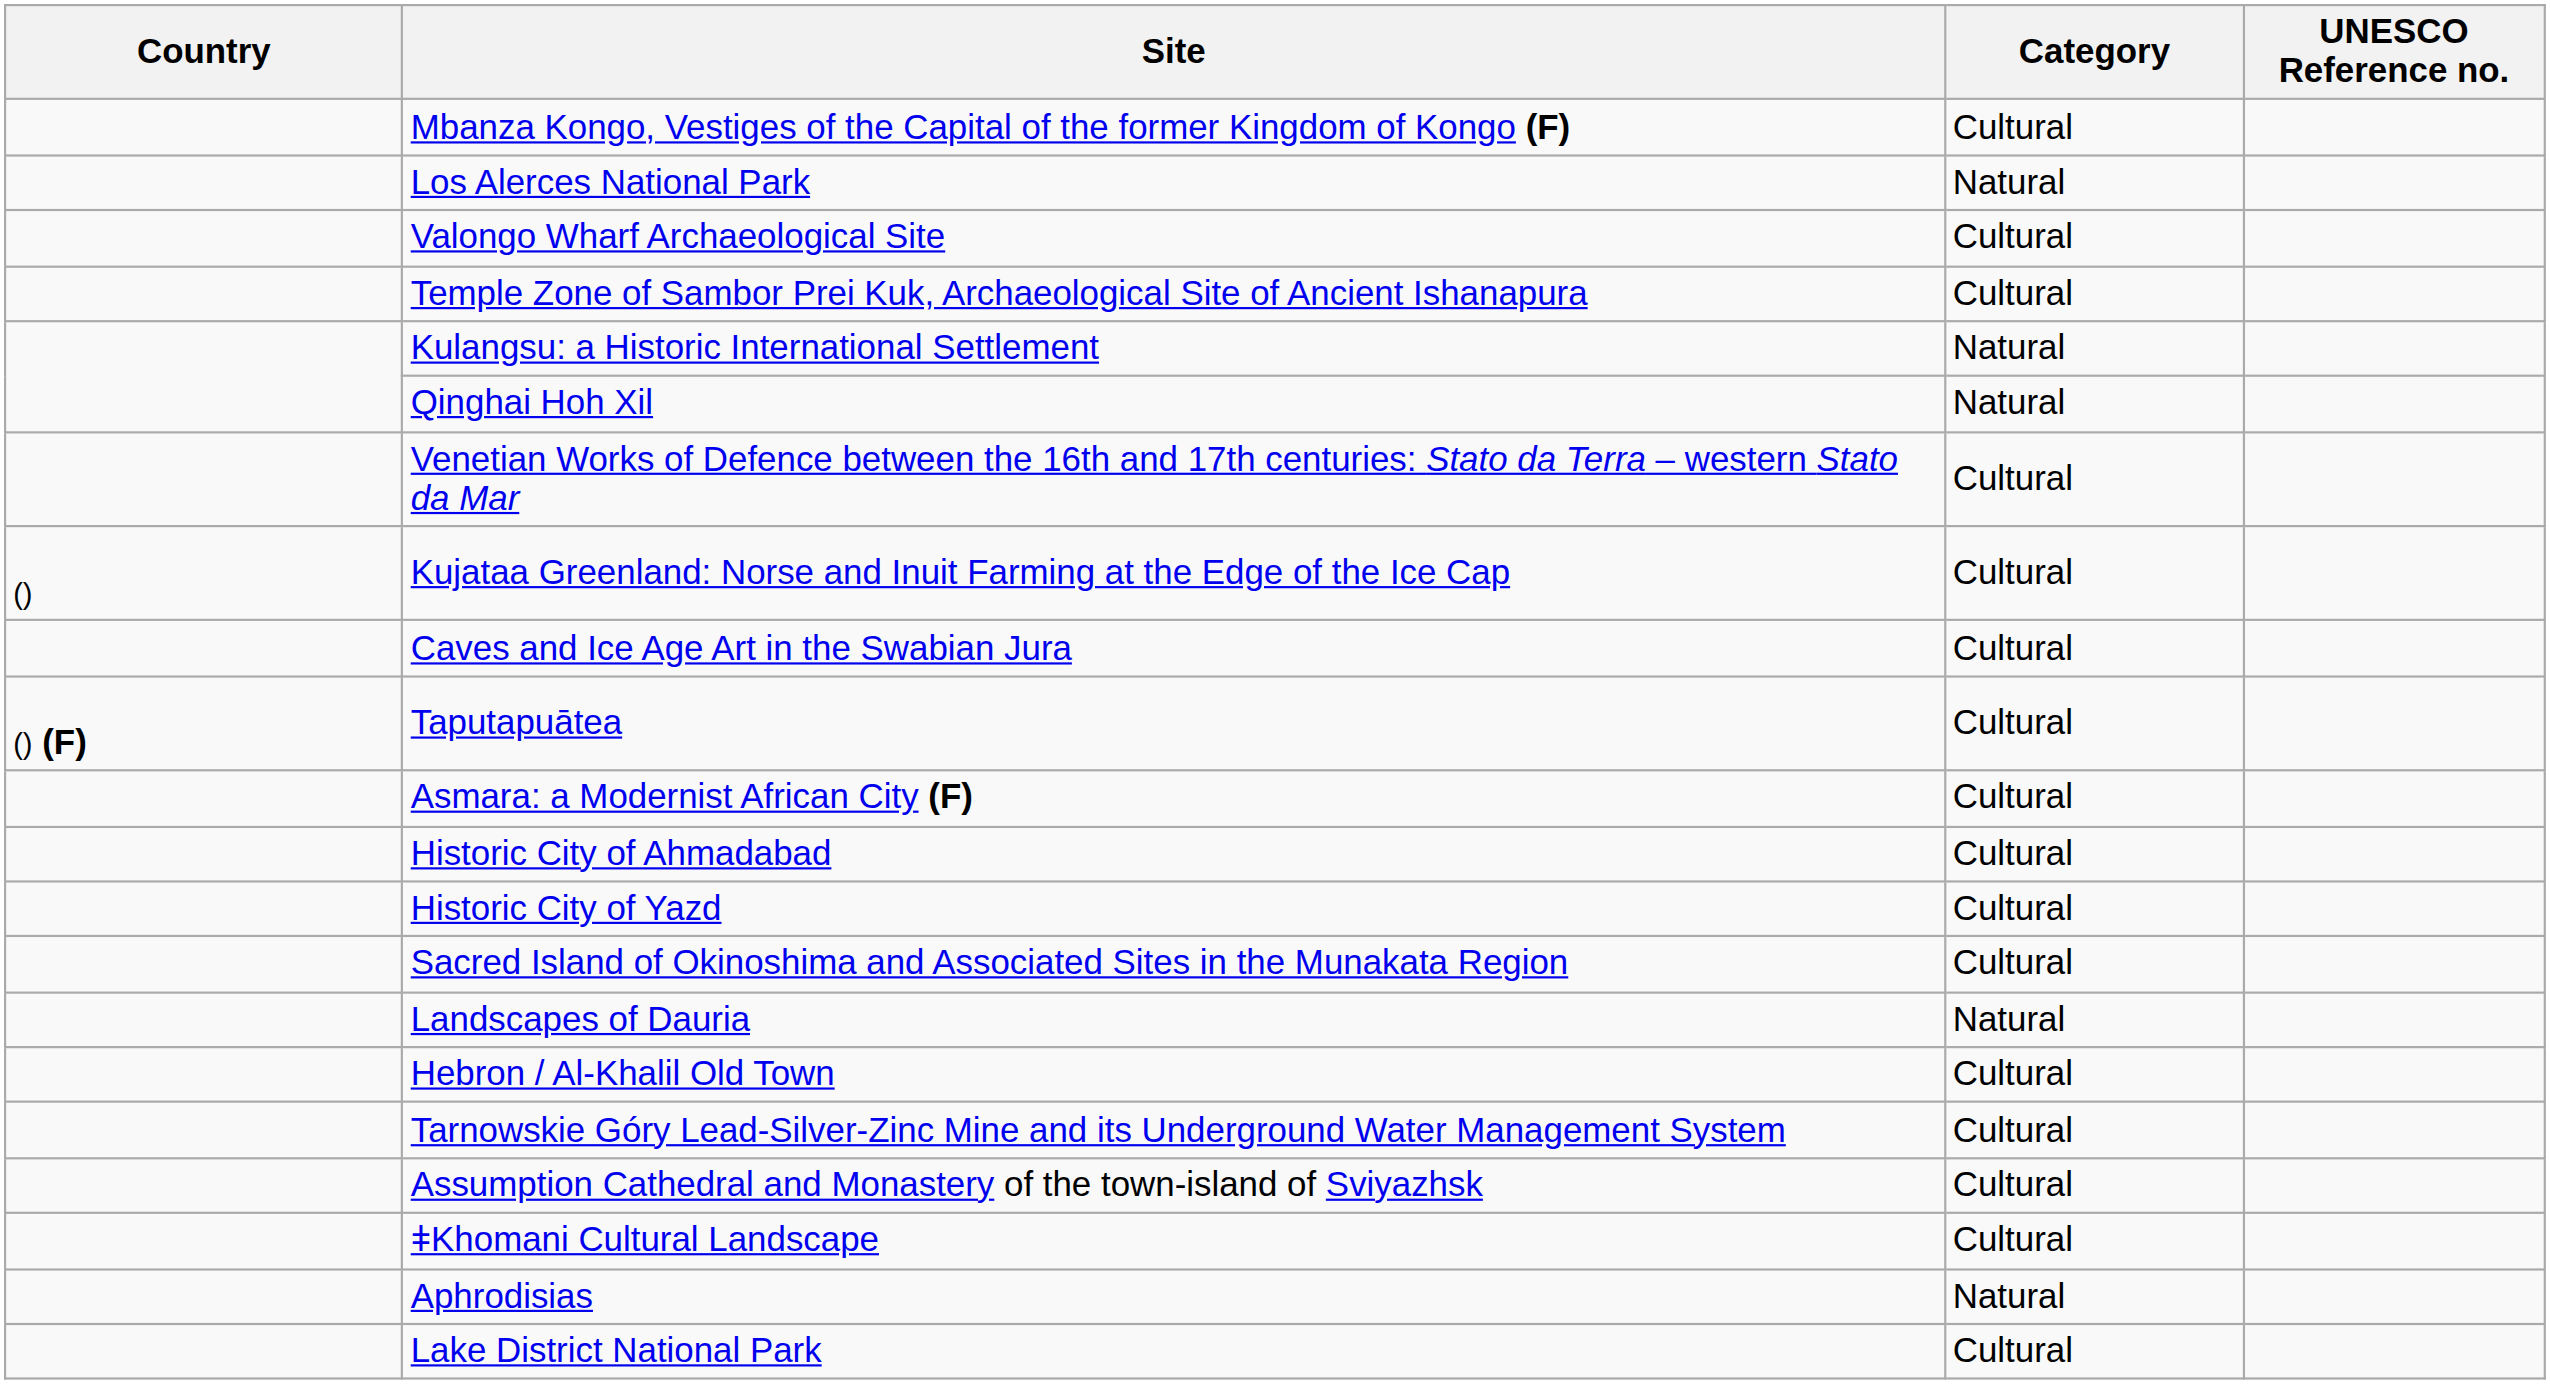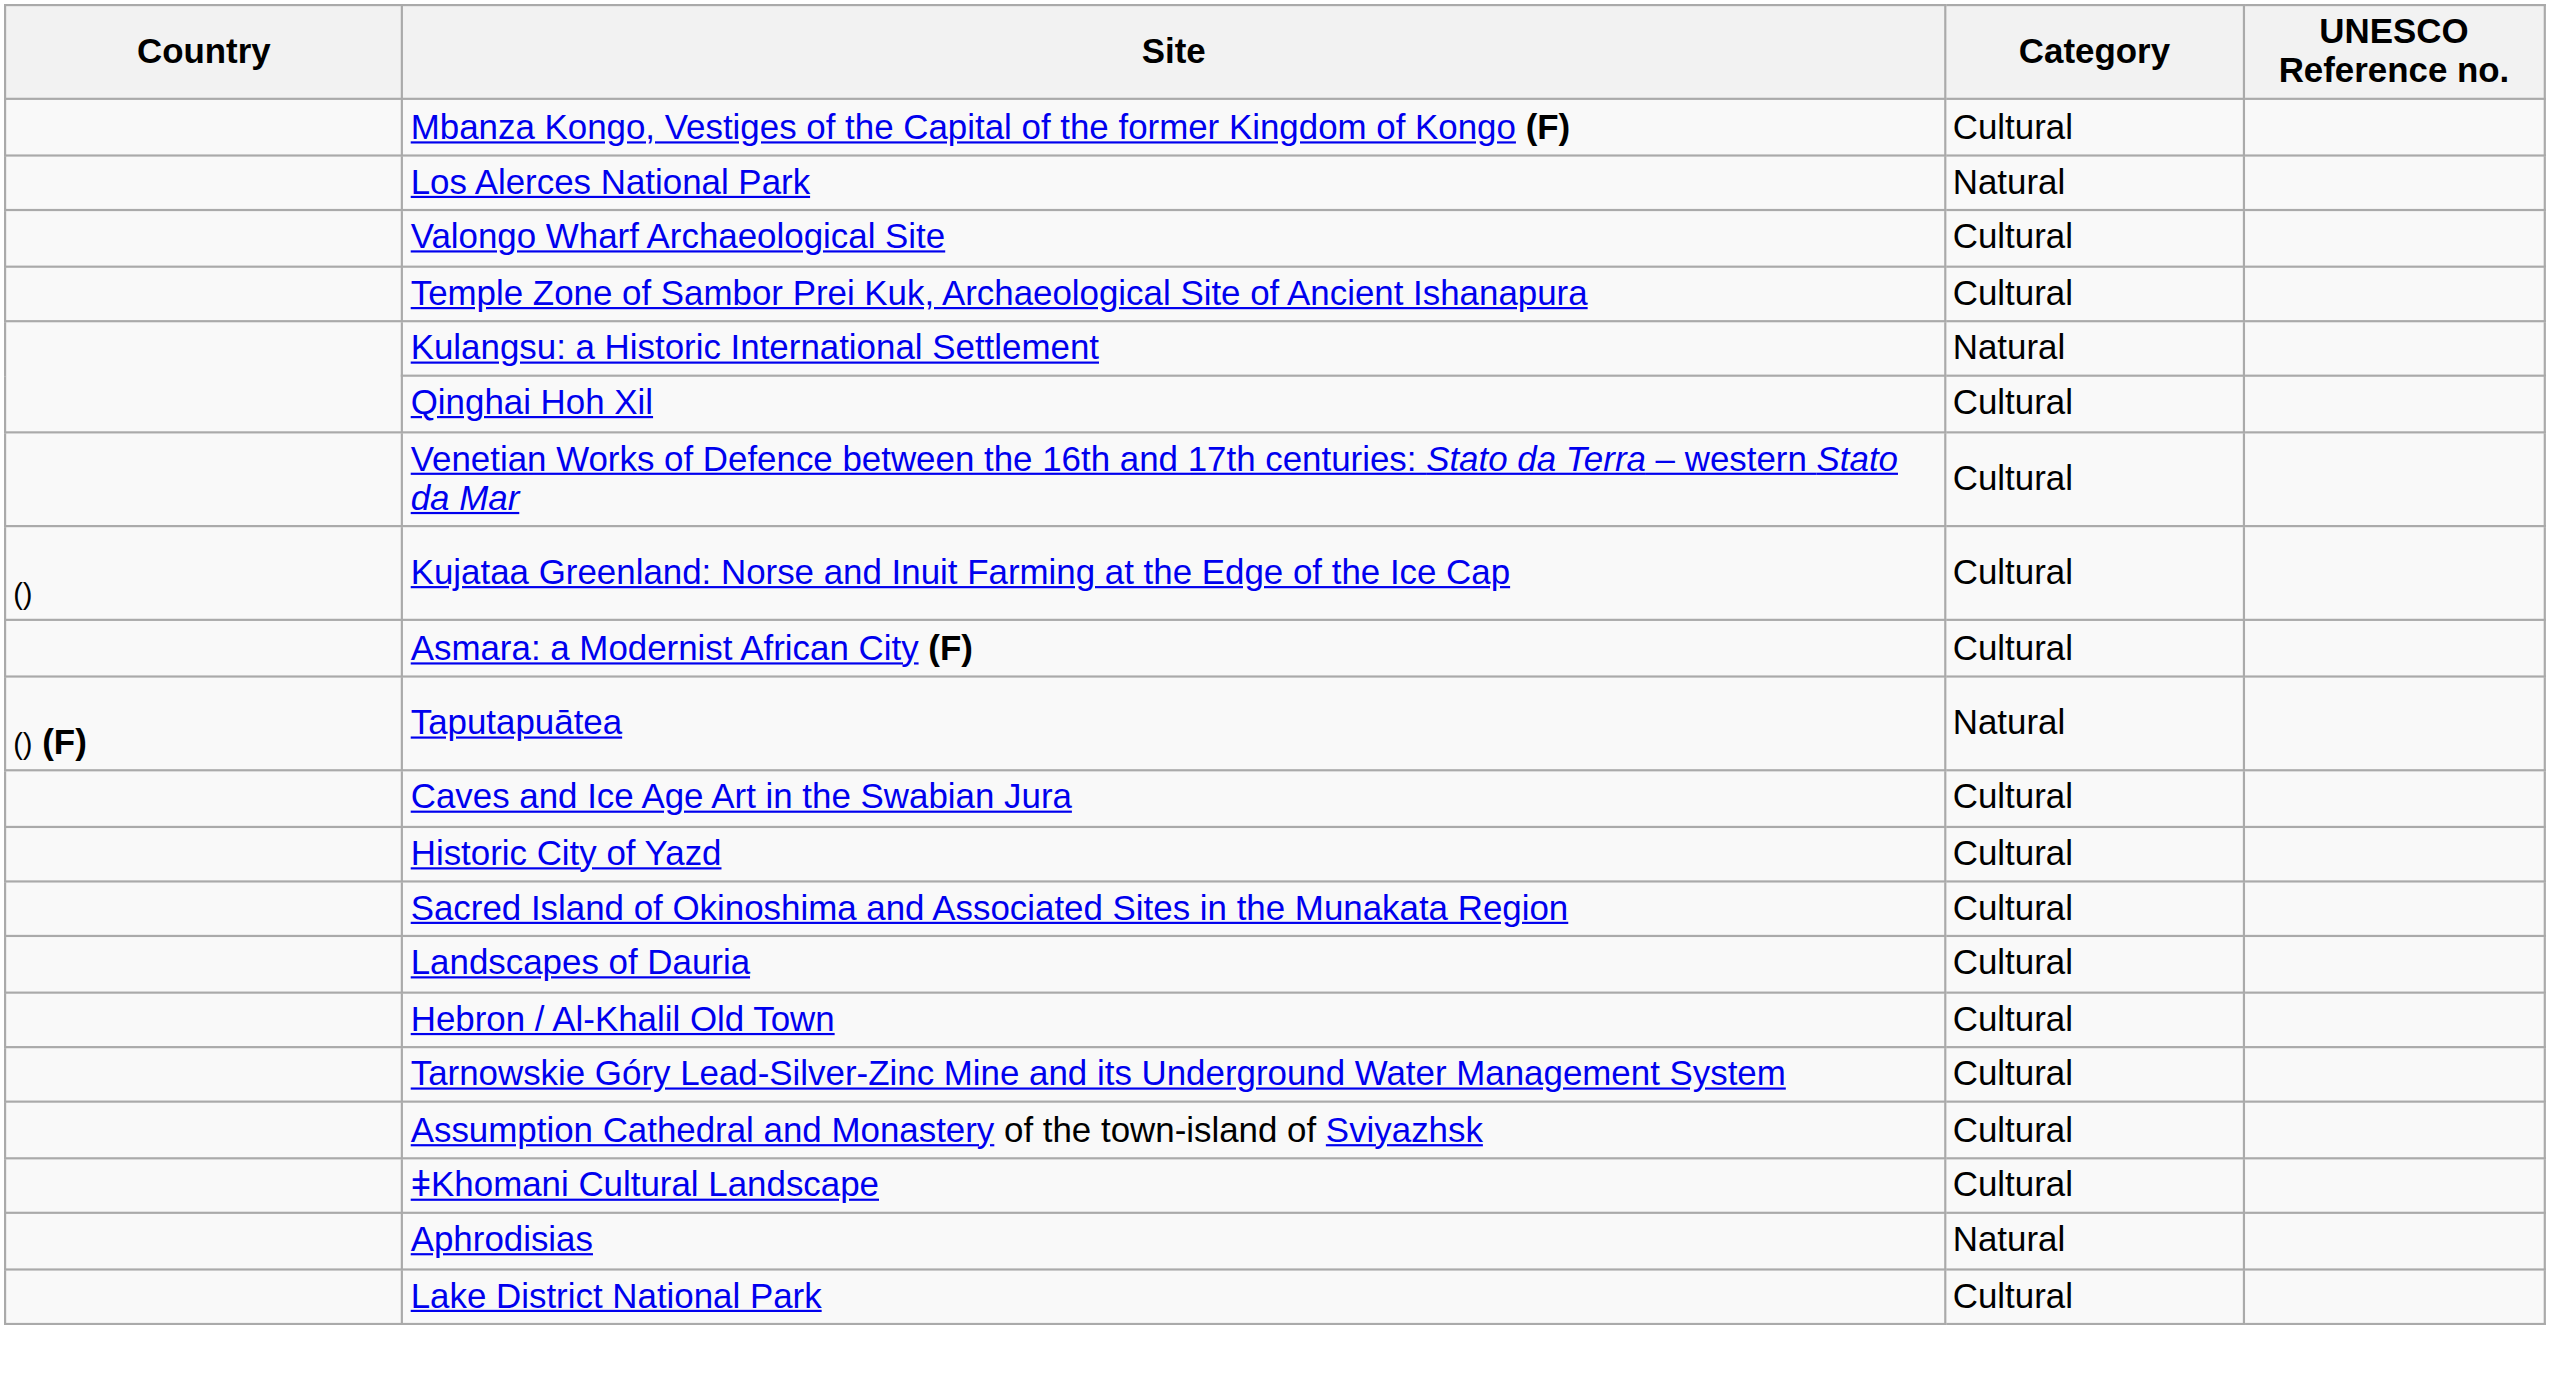(2009, 403) Natural -> (2013, 403) Cultural
rows swapped: (692, 797) <-> (741, 647)
(2013, 722) Cultural -> (2009, 722) Natural
- row: (621, 852)
(2009, 1018) Natural -> (2013, 963) Cultural
